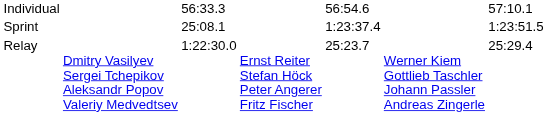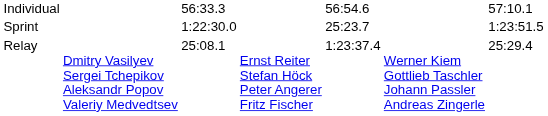(203, 27) 25:08.1 -> (209, 27) 1:22:30.0
(353, 27) 1:23:37.4 -> (347, 27) 25:23.7
(209, 45) 1:22:30.0 -> (203, 45) 25:08.1
(347, 45) 25:23.7 -> (353, 45) 1:23:37.4
